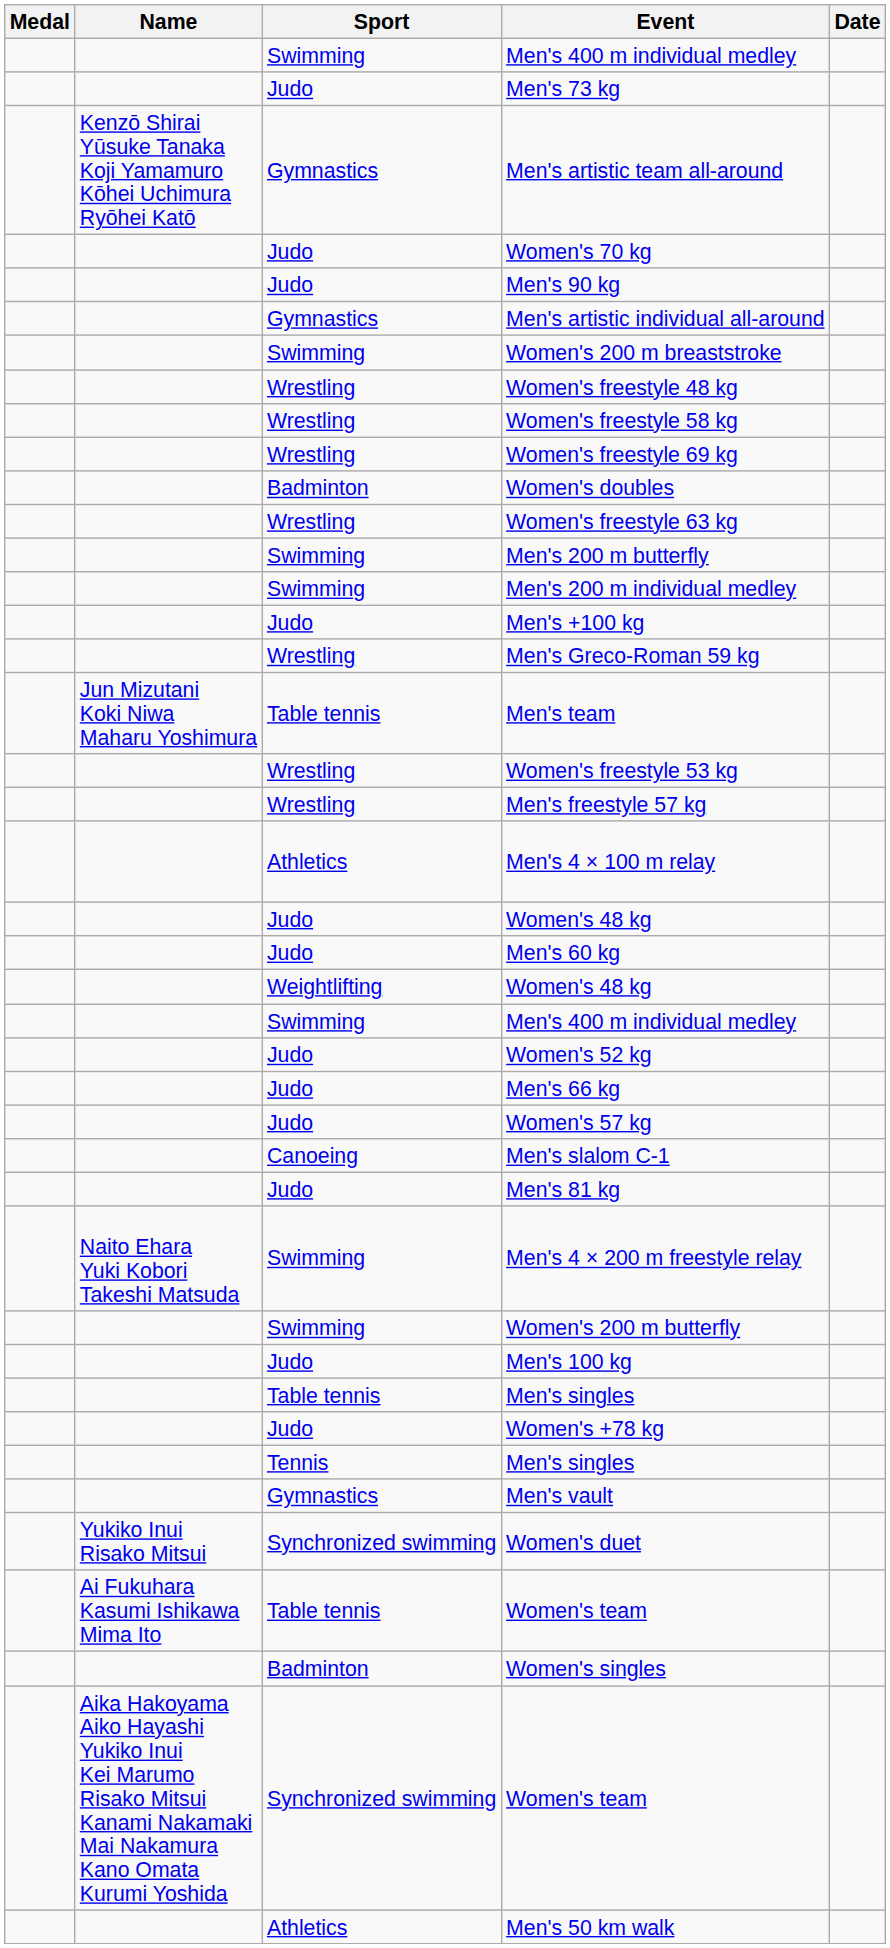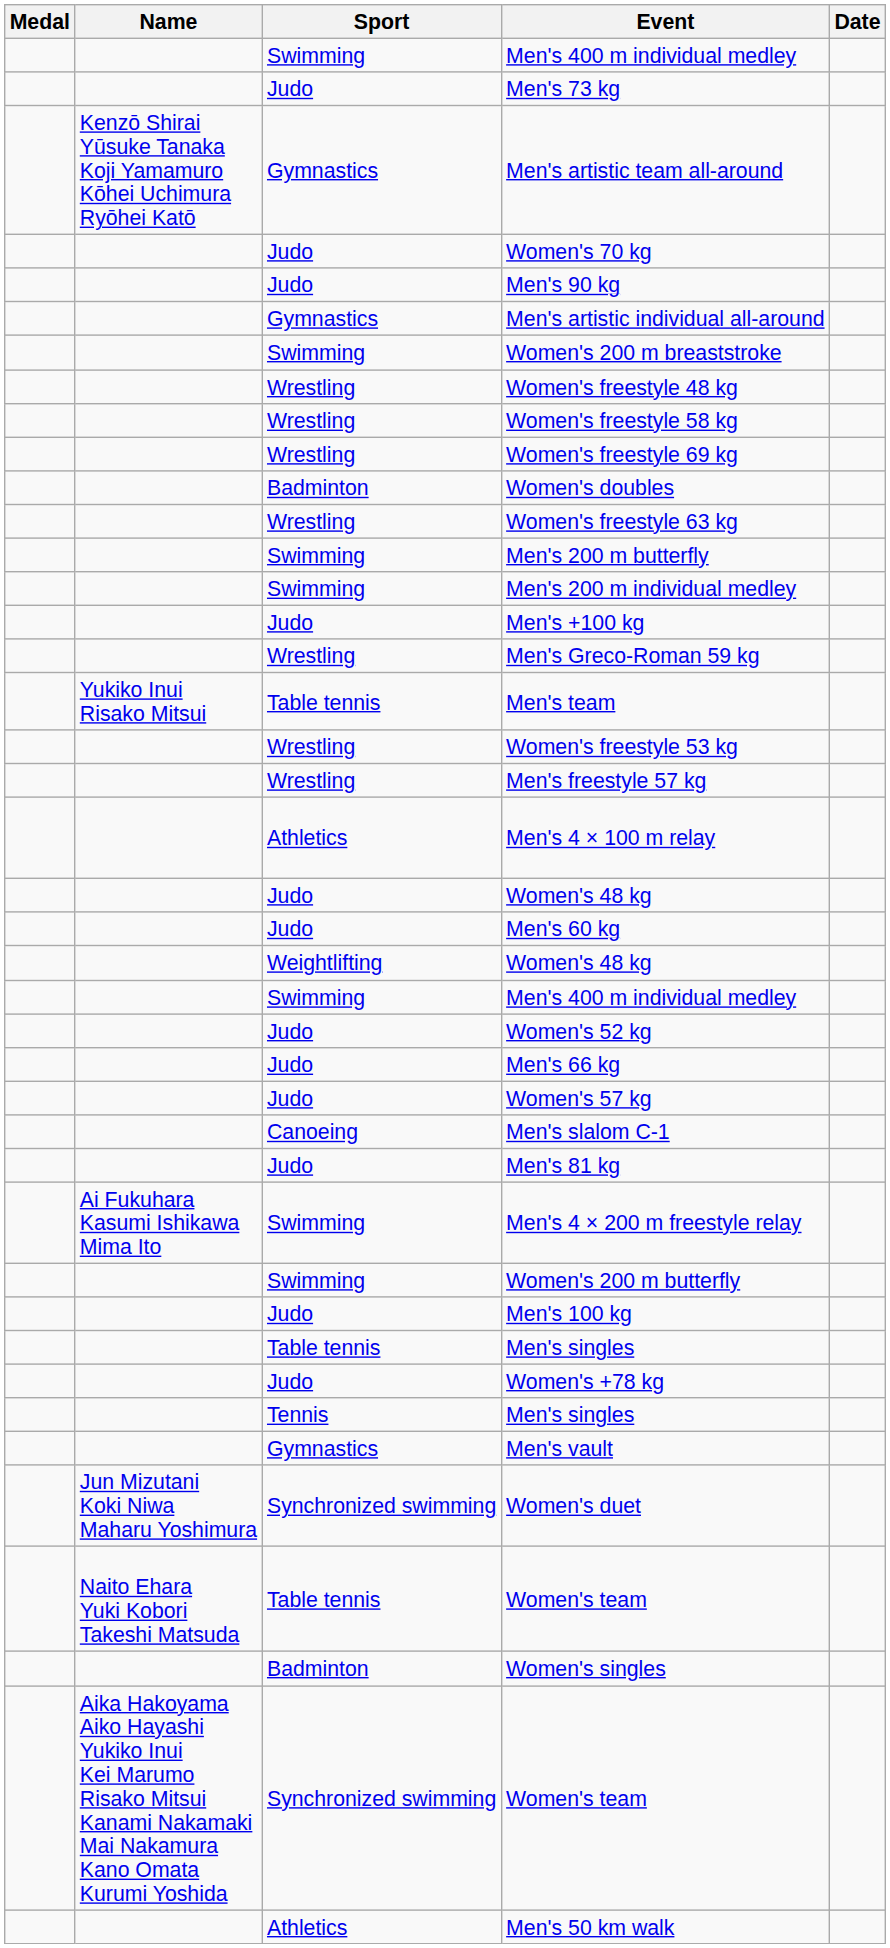(168, 713) Jun Mizutani Koki Niwa Maharu Yoshimura -> (143, 702) Yukiko Inui Risako Mitsui
(160, 1270) Naito Ehara Yuki Kobori Takeshi Matsuda -> (160, 1223) Ai Fukuhara Kasumi Ishikawa Mima Ito
(143, 1542) Yukiko Inui Risako Mitsui -> (168, 1506) Jun Mizutani Koki Niwa Maharu Yoshimura
(160, 1611) Ai Fukuhara Kasumi Ishikawa Mima Ito -> (160, 1611) Naito Ehara Yuki Kobori Takeshi Matsuda
